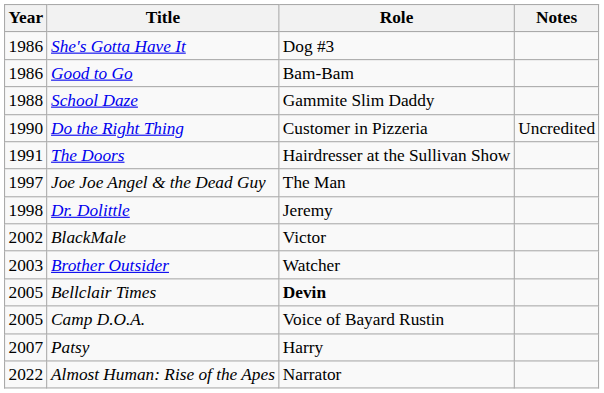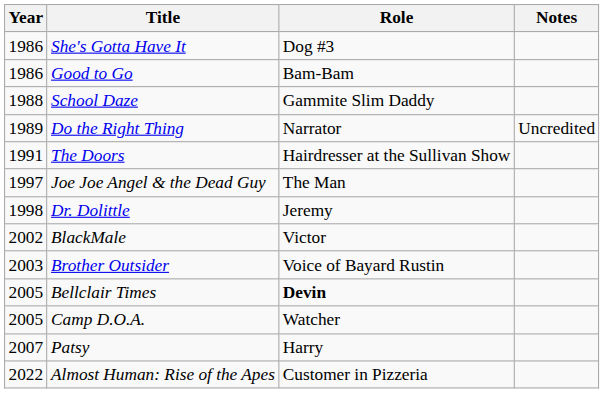(26, 127) 1990 -> (26, 127) 1989
(355, 127) Customer in Pizzeria -> (312, 127) Narrator
(311, 264) Watcher -> (364, 264) Voice of Bayard Rustin
(364, 319) Voice of Bayard Rustin -> (311, 319) Watcher
(312, 374) Narrator -> (355, 374) Customer in Pizzeria
